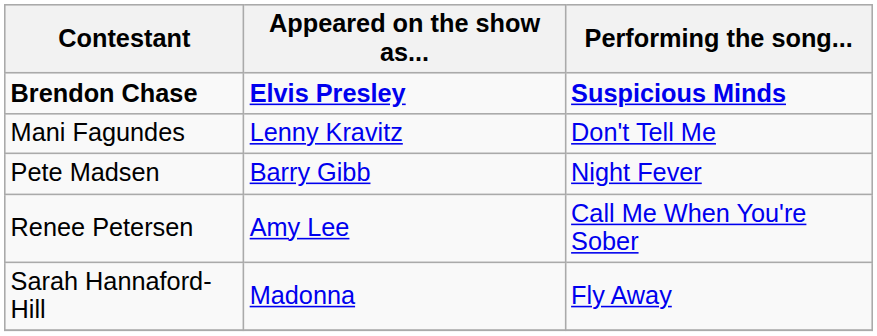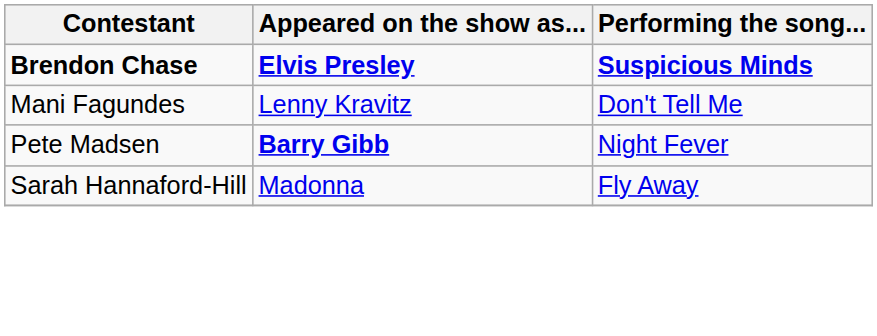(310, 173) normal -> (324, 144) bold
- row: (102, 227)
